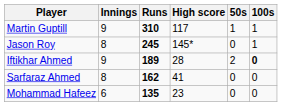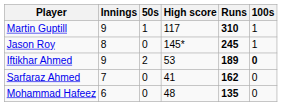columns swapped: (155, 12) <-> (238, 12)
(178, 61) 28 -> (169, 61) 53
(104, 77) 8 -> (104, 77) 7
(178, 93) 23 -> (169, 93) 48
